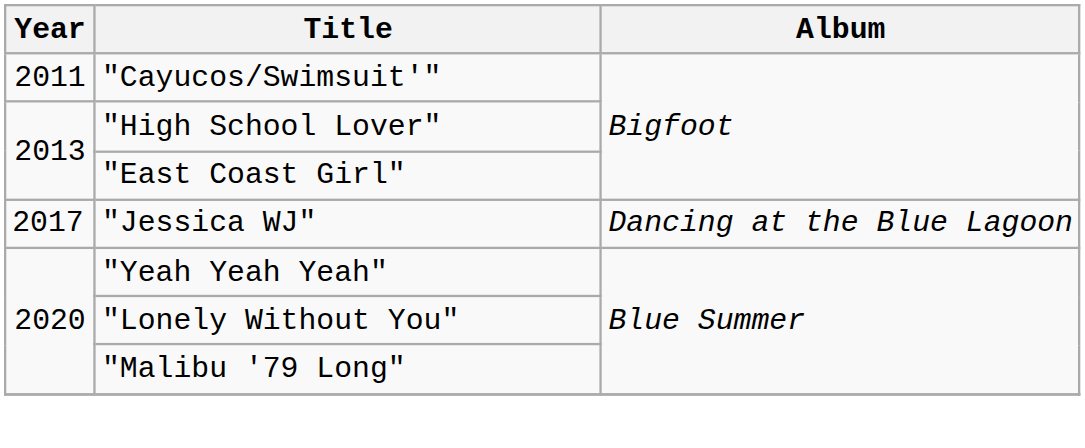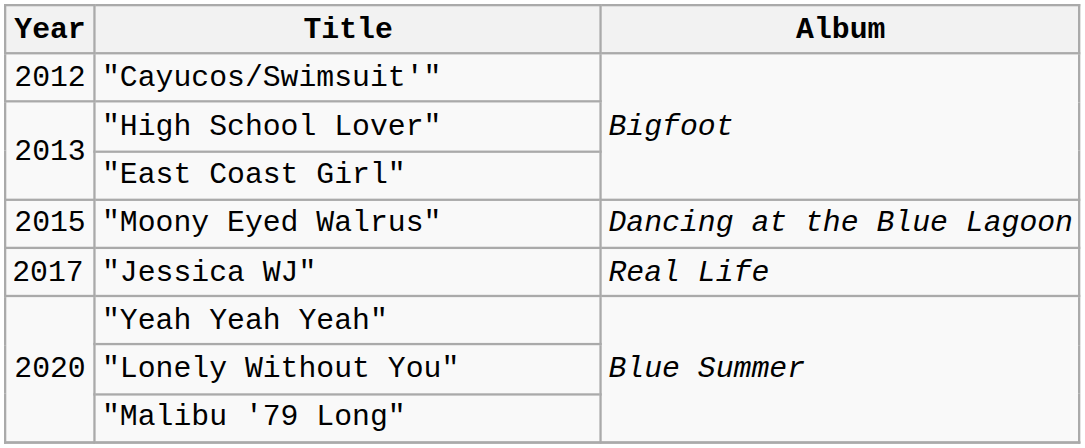(50, 78) 2011 -> (50, 78) 2012
+ row: (272, 223)
(841, 223) Dancing at the Blue Lagoon -> (689, 272) Real Life
